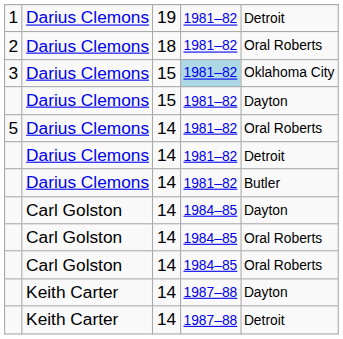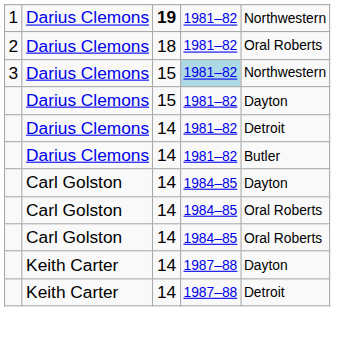(167, 18) normal -> (167, 18) bold
(264, 18) Detroit -> (285, 18) Northwestern
(289, 73) Oklahoma City -> (285, 73) Northwestern
- row: (13, 127)
